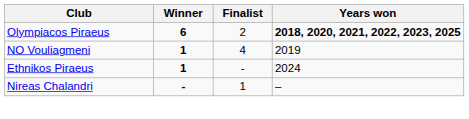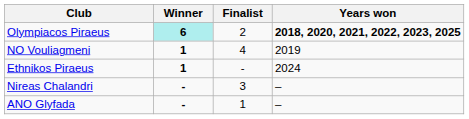(183, 31) no background -> (183, 31) paleturquoise background
(243, 86) 1 -> (243, 86) 3
+ row: (41, 104)
